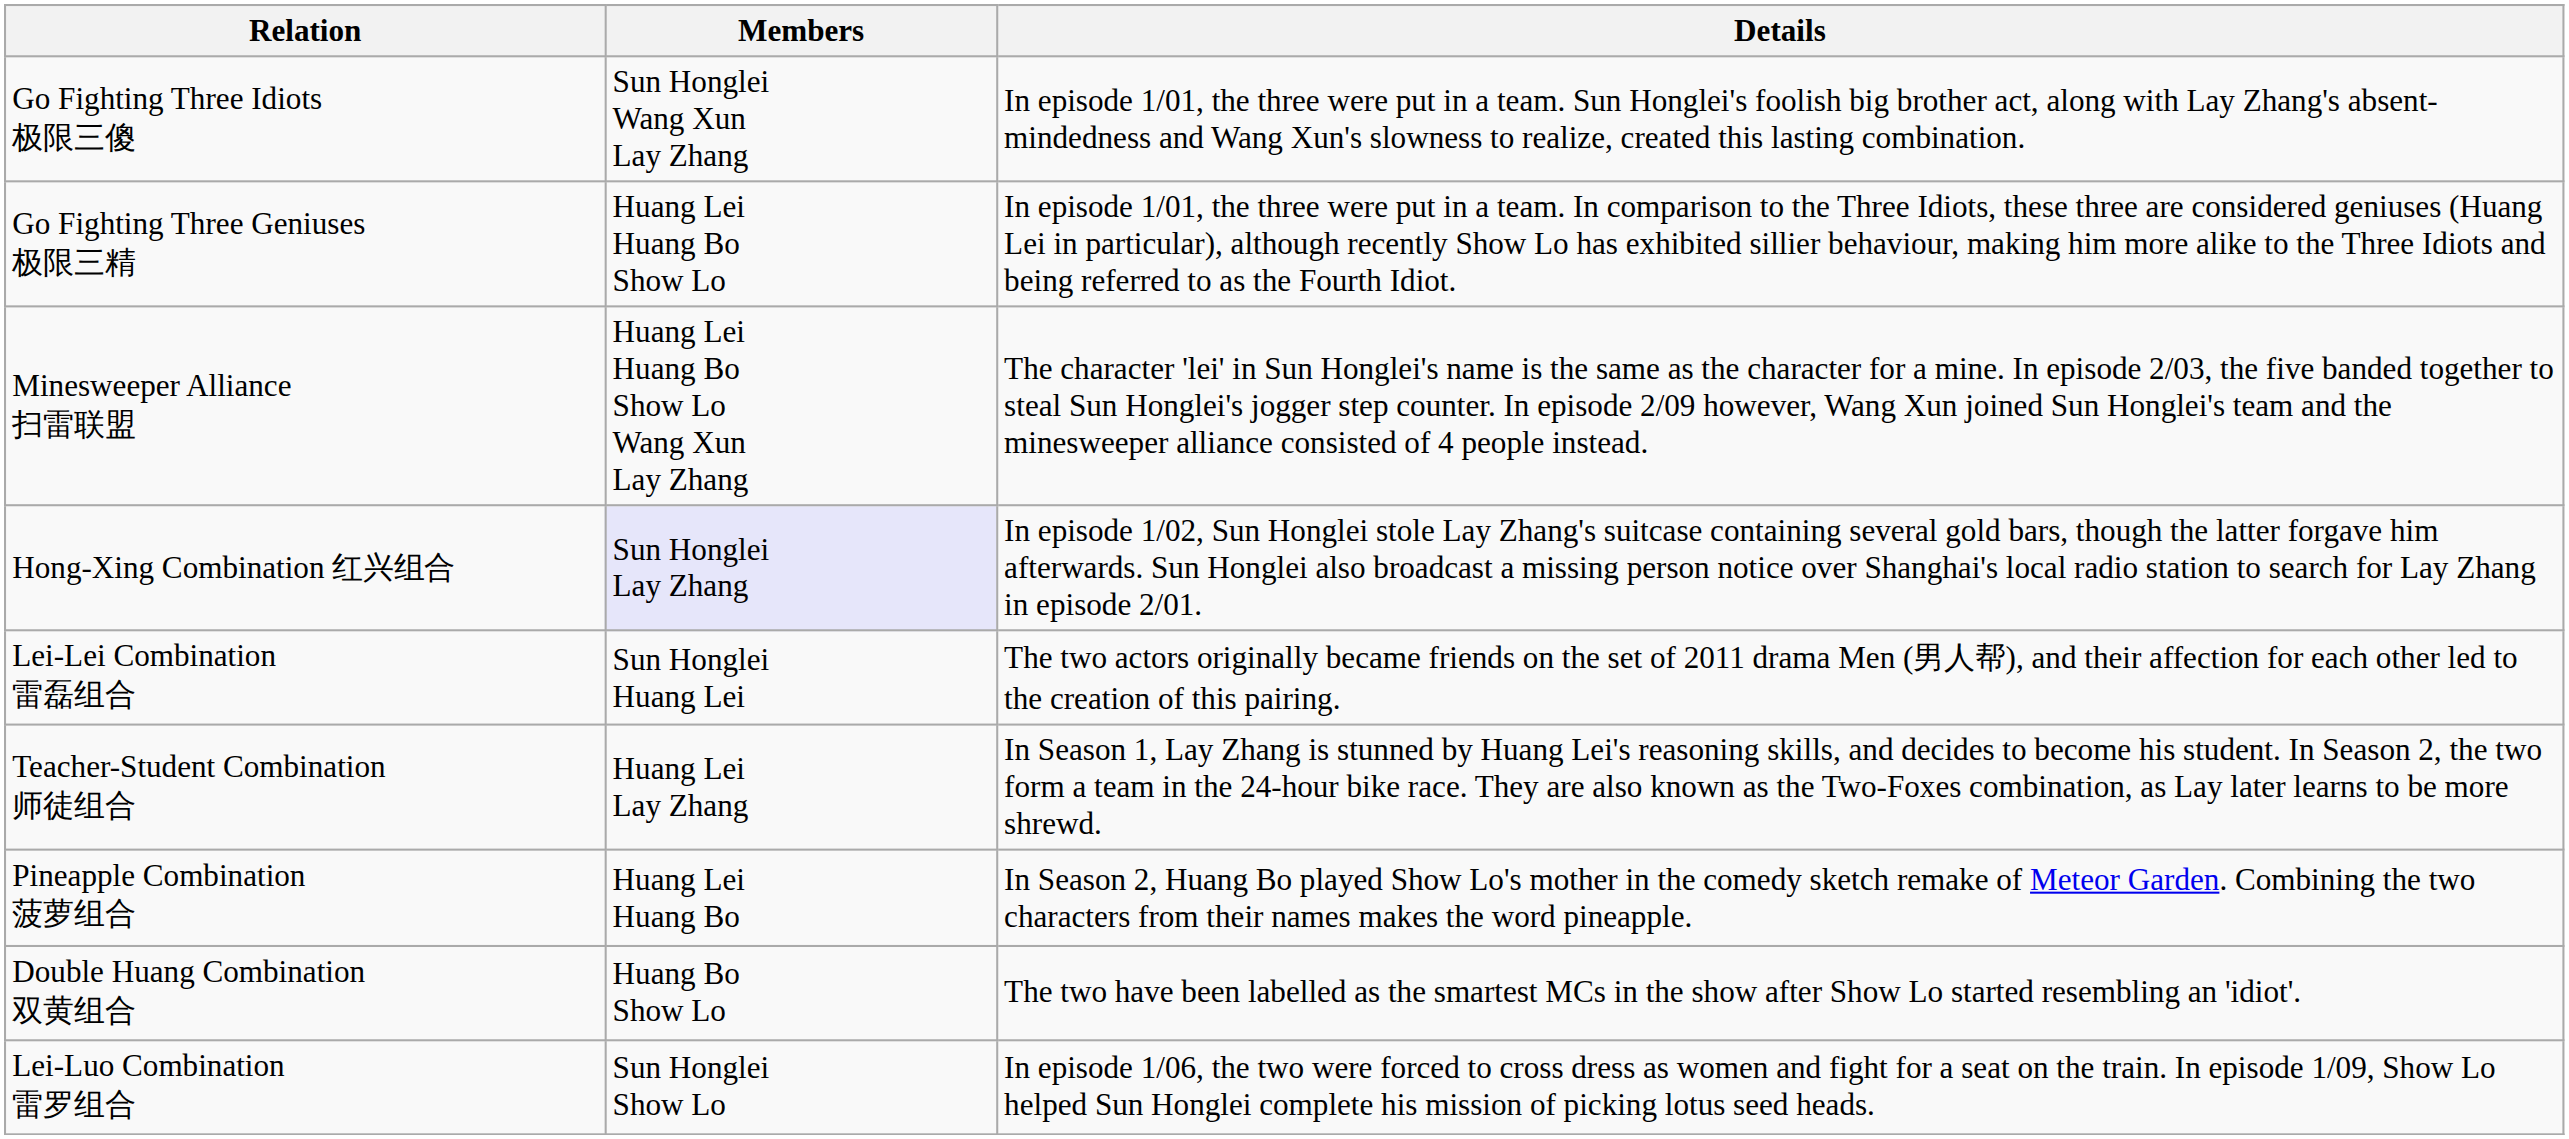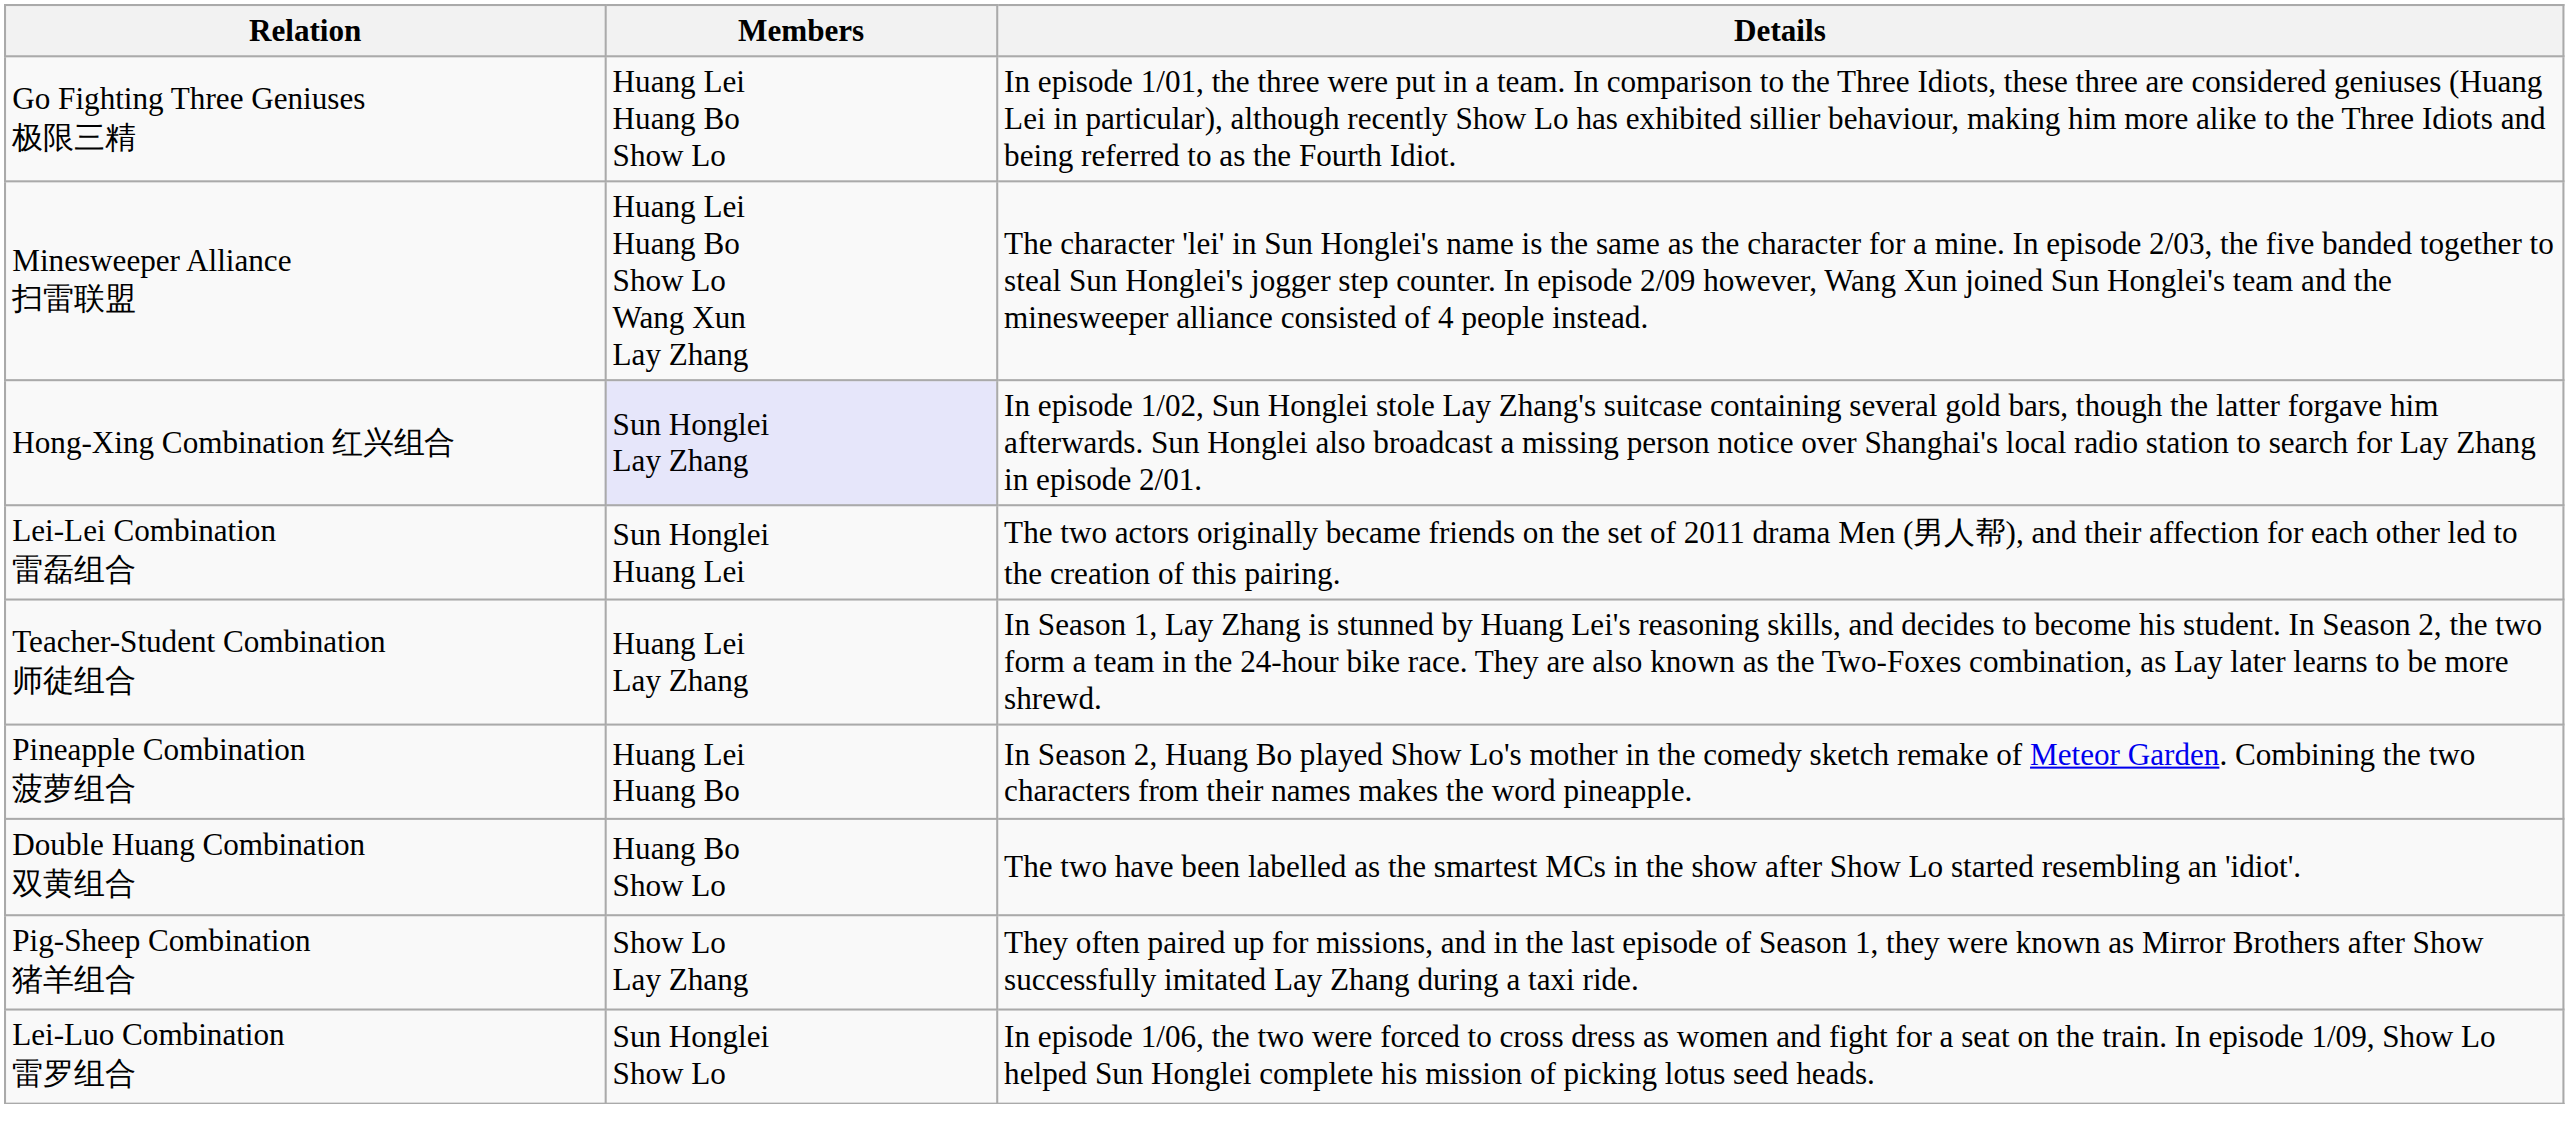- row: (167, 116)
+ row: (161, 959)
